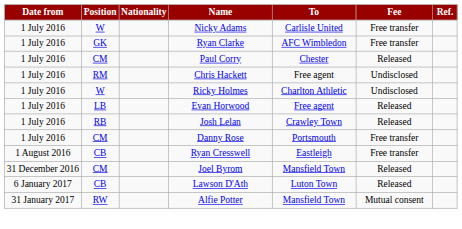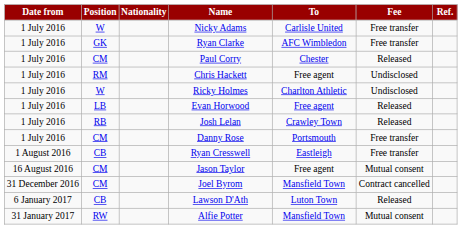+ row: (220, 169)
(394, 169) Released -> (394, 185) Contract cancelled
